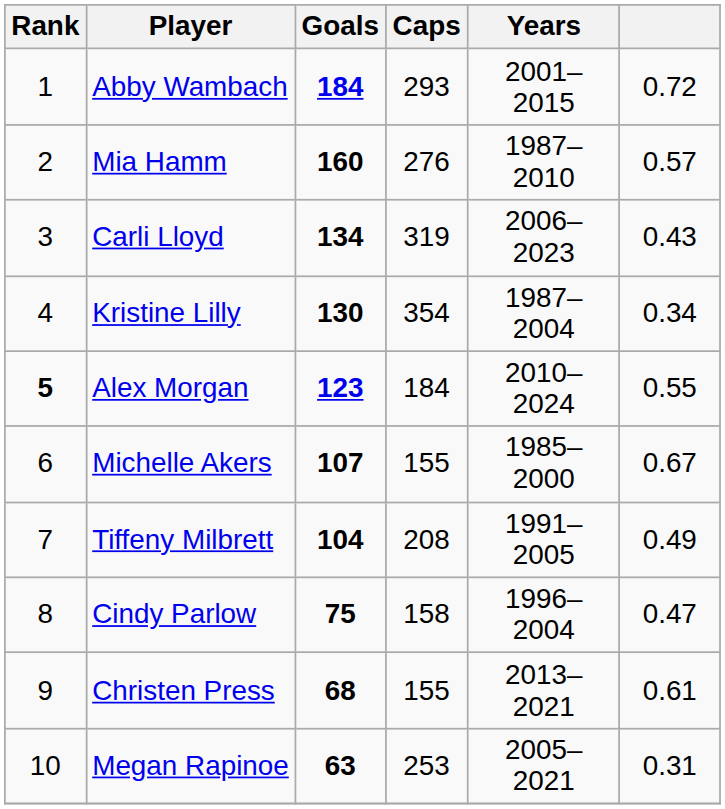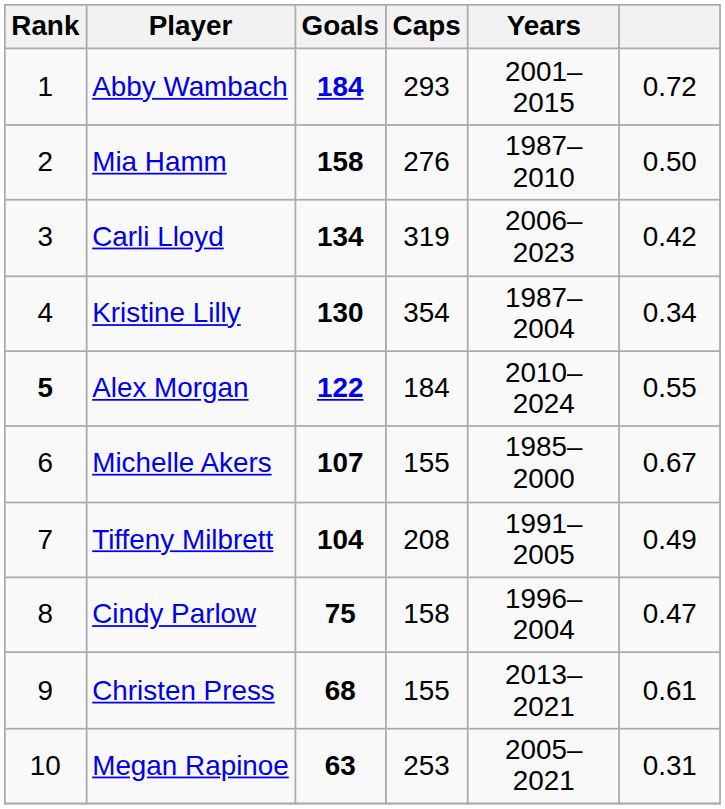(340, 161) 160 -> (340, 161) 158
(670, 161) 0.57 -> (670, 161) 0.50
(670, 237) 0.43 -> (670, 237) 0.42
(340, 388) 123 -> (340, 388) 122
